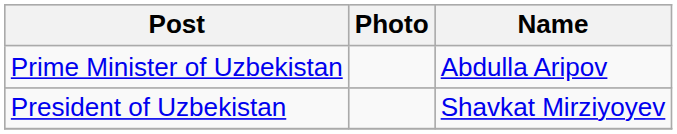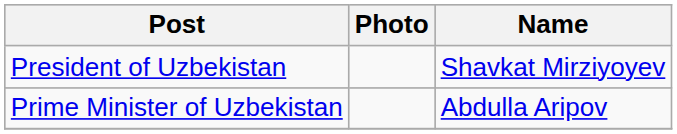rows swapped: (149, 107) <-> (177, 66)
